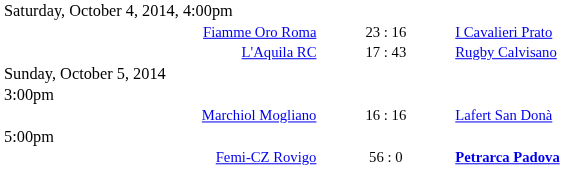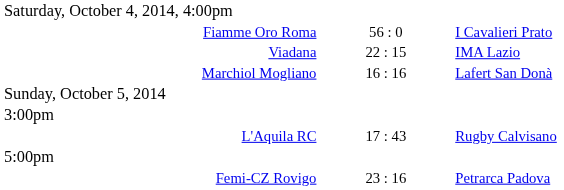(386, 32) 23 : 16 -> (386, 32) 56 : 0
+ row: (292, 52)
rows swapped: (279, 52) <-> (259, 115)
(386, 157) 56 : 0 -> (386, 178) 23 : 16
(508, 157) bold -> (503, 178) normal
